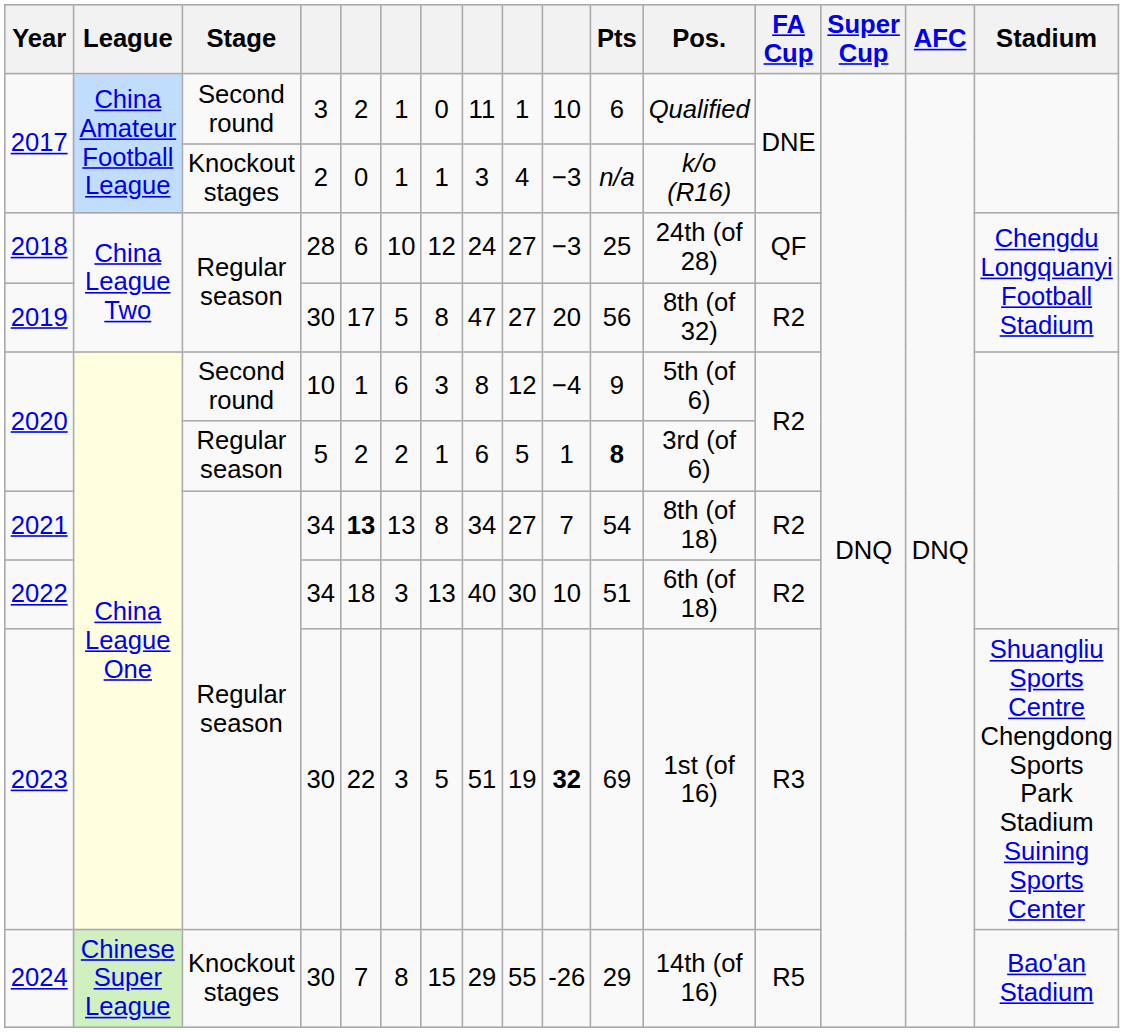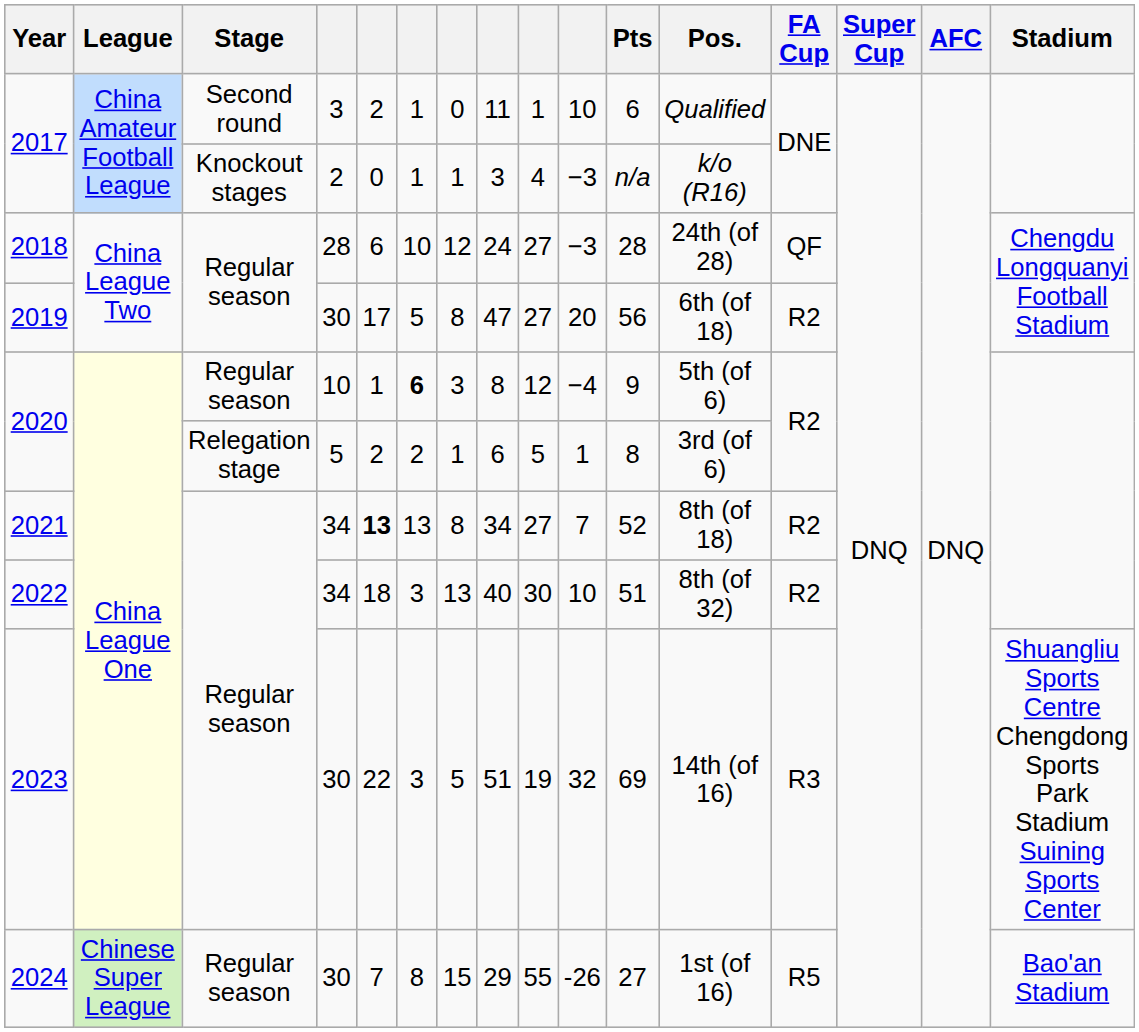(617, 247) 25 -> (633, 247) 28
(699, 316) 8th (of 32) -> (715, 316) 6th (of 18)
(241, 386) Second round -> (249, 386) Regular season
(401, 386) normal -> (417, 386) bold
(241, 455) Regular season -> (249, 455) Relegation stage
(617, 455) bold -> (633, 455) normal
(617, 525) 54 -> (633, 525) 52
(699, 594) 6th (of 18) -> (715, 594) 8th (of 32)
(567, 779) bold -> (582, 779) normal
(699, 778) 1st (of 16) -> (715, 778) 14th (of 16)
(241, 978) Knockout stages -> (249, 978) Regular season
(617, 978) 29 -> (633, 978) 27
(699, 978) 14th (of 16) -> (715, 978) 1st (of 16)
